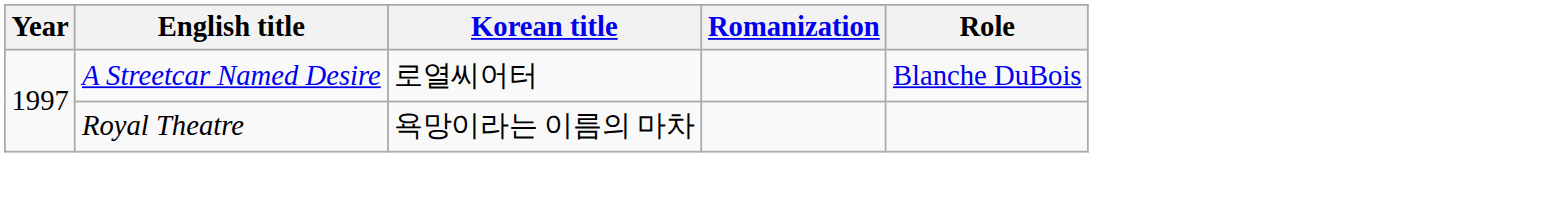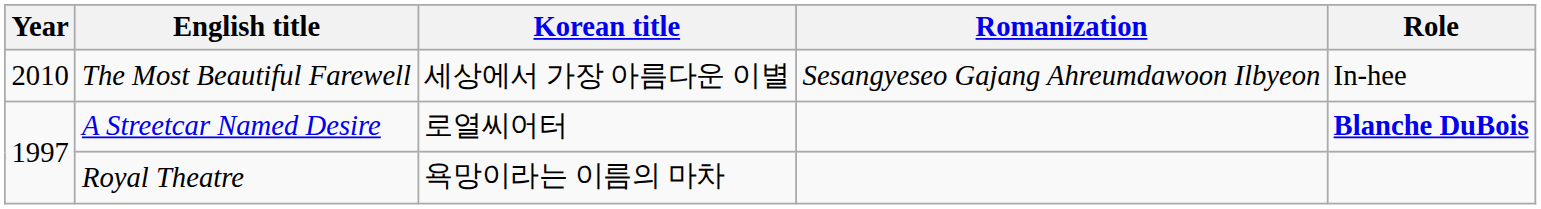+ row: (247, 75)
(987, 75) normal -> (1431, 126) bold
